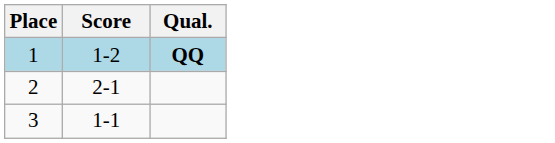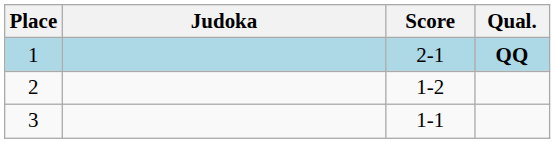+ column: (224, 21)
(106, 54) 1-2 -> (430, 54) 2-1
(106, 87) 2-1 -> (430, 87) 1-2
